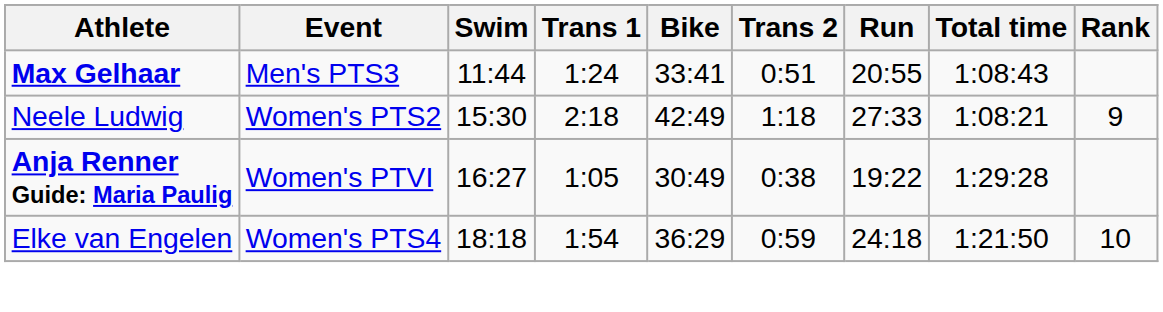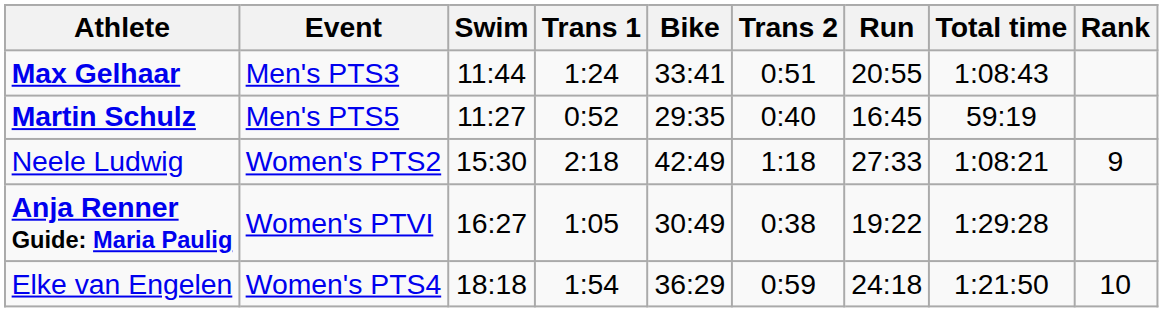+ row: (104, 117)
